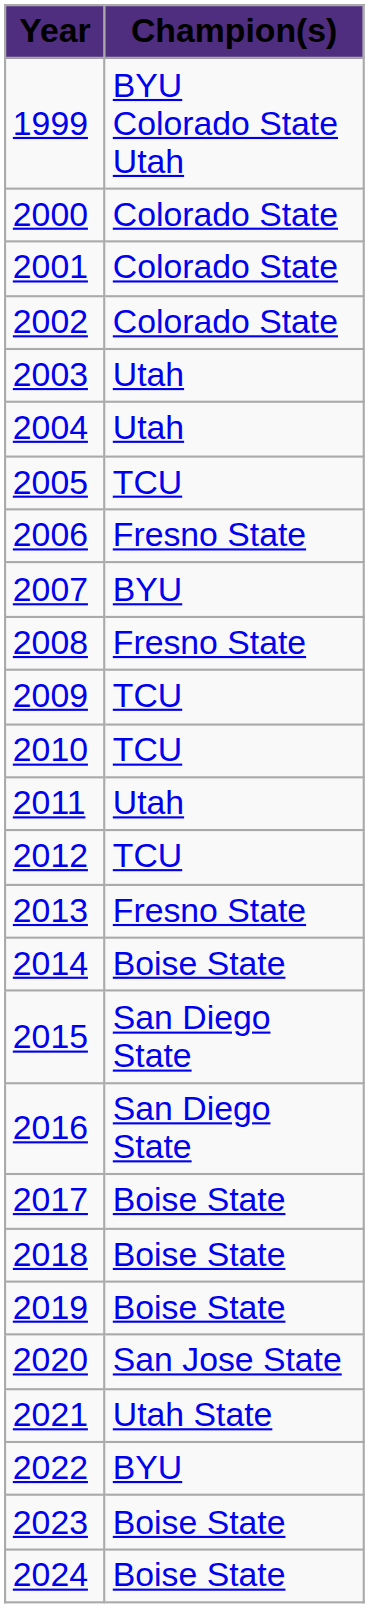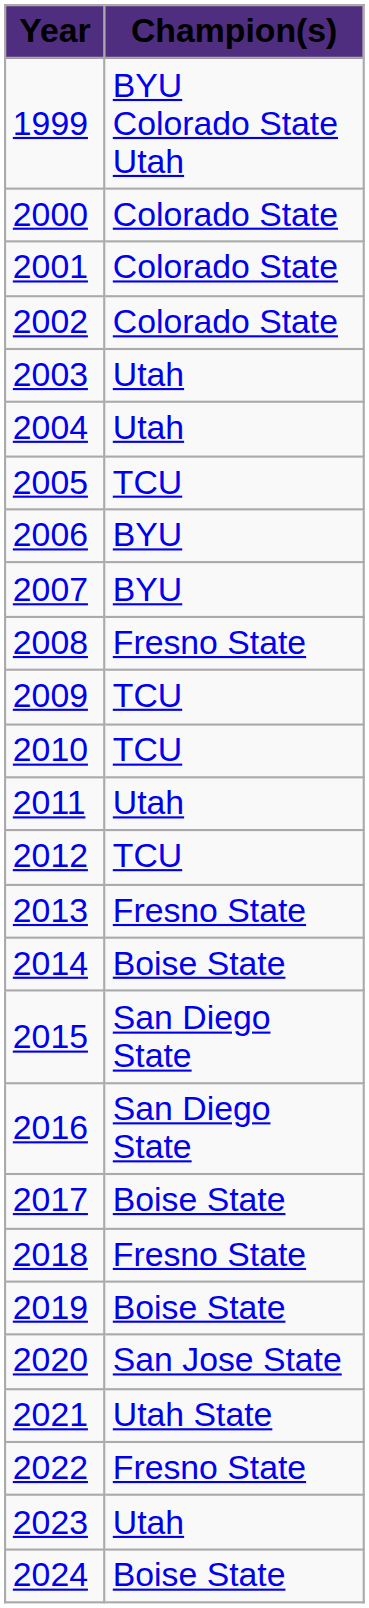(209, 535) Fresno State -> (148, 535) BYU
(199, 1254) Boise State -> (209, 1254) Fresno State
(148, 1468) BYU -> (209, 1468) Fresno State
(199, 1521) Boise State -> (148, 1521) Utah
